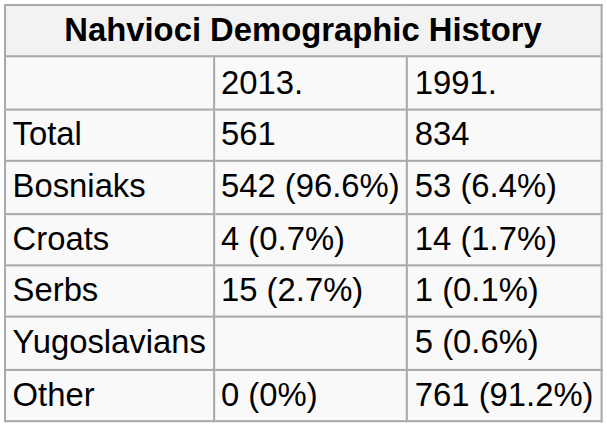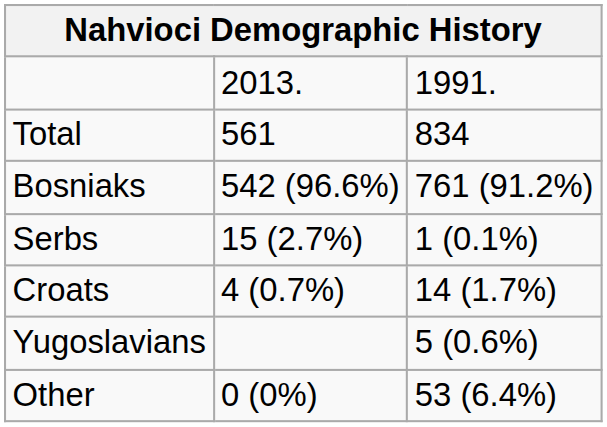(486, 186) 53 (6.4%) -> (504, 186) 761 (91.2%)
rows swapped: (61, 238) <-> (55, 290)
(504, 394) 761 (91.2%) -> (486, 394) 53 (6.4%)
